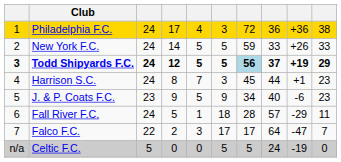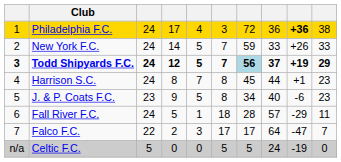(299, 30) normal -> (299, 30) bold
(224, 47) 5 -> (224, 47) 7
(224, 64) 5 -> (224, 64) 7
(224, 81) 3 -> (224, 81) 8
(224, 98) 9 -> (224, 98) 8
